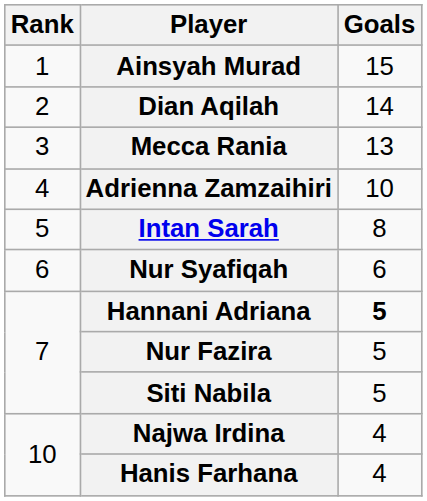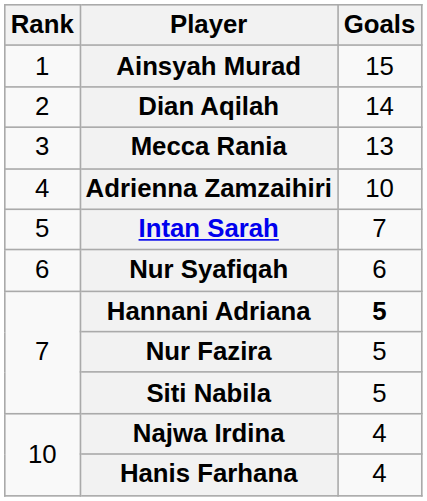(379, 229) 8 -> (379, 229) 7
